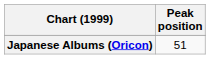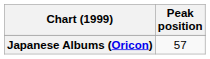(180, 44) 51 -> (180, 44) 57
